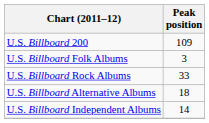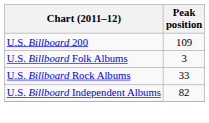- row: (81, 93)
(184, 110) 14 -> (184, 93) 82
